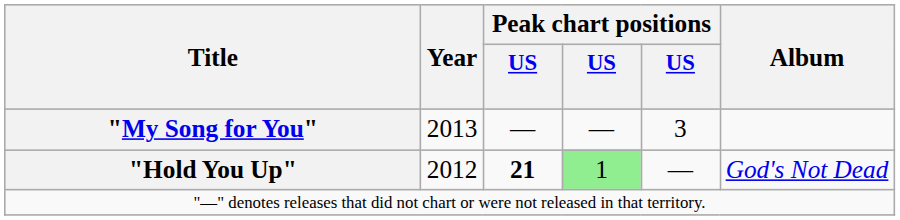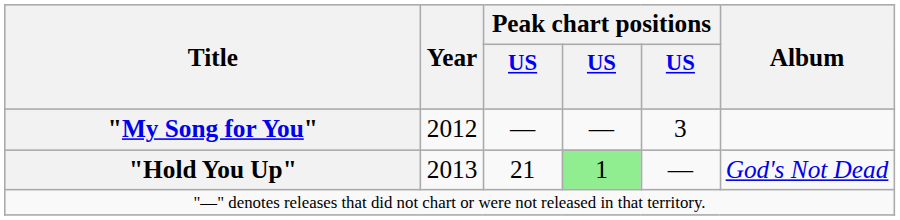(452, 129) 2013 -> (452, 129) 2012
(452, 169) 2012 -> (452, 169) 2013
(523, 169) bold -> (523, 169) normal
